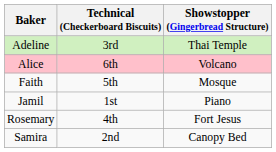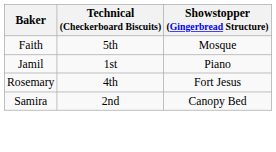- row: (31, 45)
- row: (31, 63)
